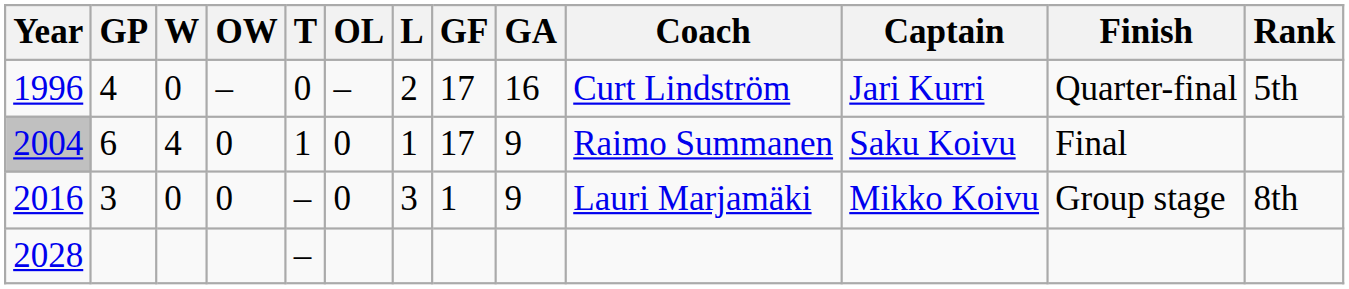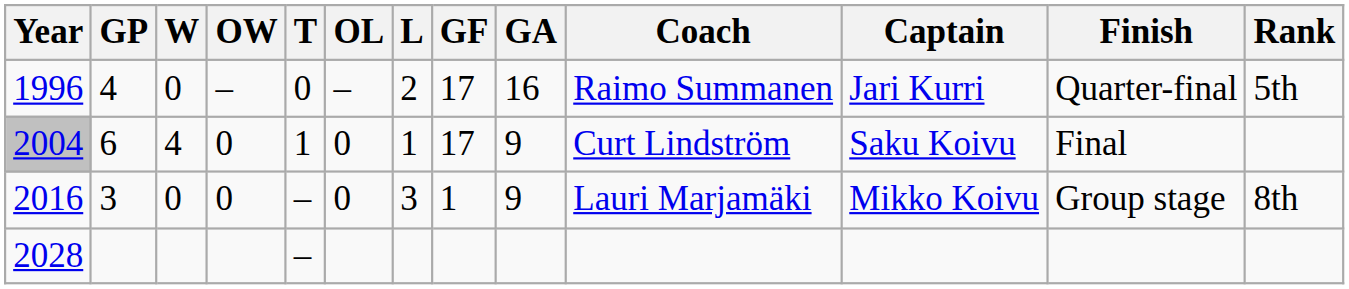(682, 87) Curt Lindström -> (703, 87) Raimo Summanen
(703, 143) Raimo Summanen -> (682, 143) Curt Lindström
